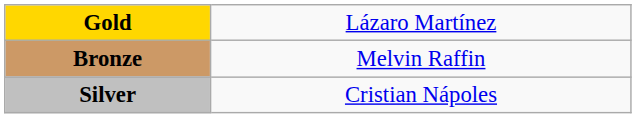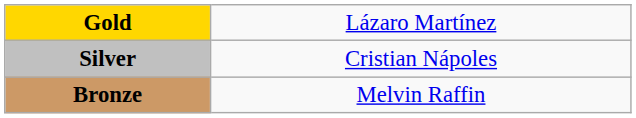rows swapped: (108, 94) <-> (108, 58)
